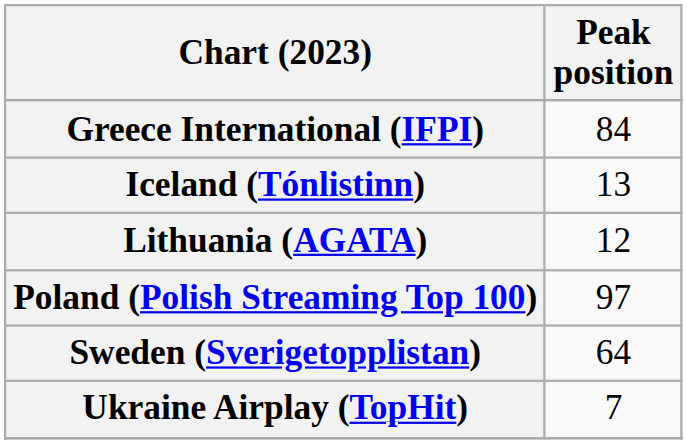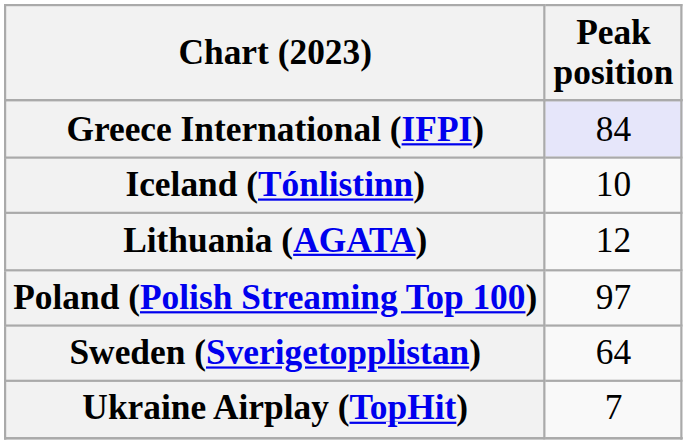(613, 128) no background -> (613, 128) lavender background
(613, 184) 13 -> (613, 184) 10
